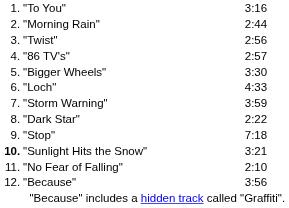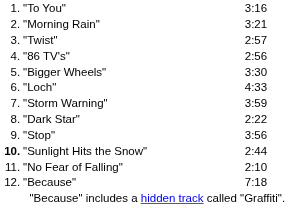(256, 24) 2:44 -> (256, 24) 3:21
(256, 40) 2:56 -> (256, 40) 2:57
(256, 56) 2:57 -> (256, 56) 2:56
(256, 135) 7:18 -> (256, 135) 3:56
(256, 151) 3:21 -> (256, 151) 2:44
(256, 183) 3:56 -> (256, 183) 7:18
